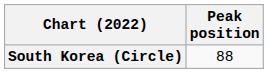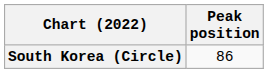(225, 57) 88 -> (225, 57) 86
